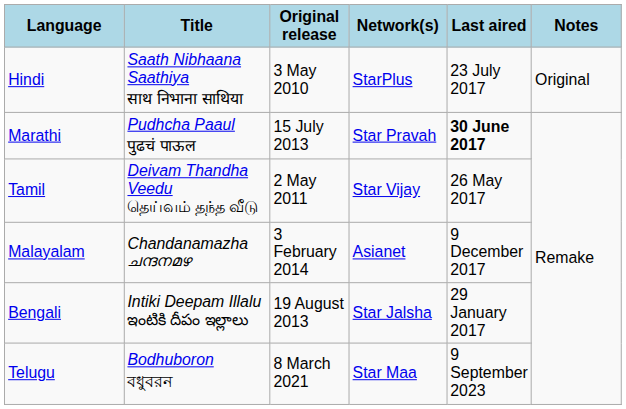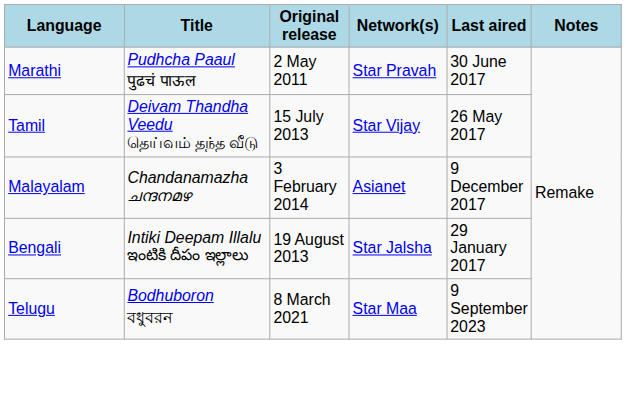- row: (26, 79)
(299, 135) 15 July 2013 -> (295, 70) 2 May 2011
(480, 135) bold -> (478, 70) normal
(295, 190) 2 May 2011 -> (299, 125) 15 July 2013
